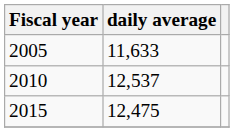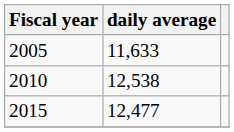(133, 80) 12,537 -> (133, 80) 12,538
(133, 111) 12,475 -> (133, 111) 12,477
